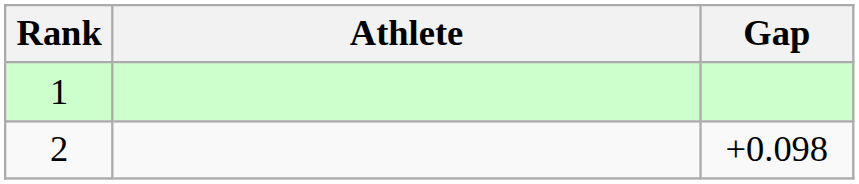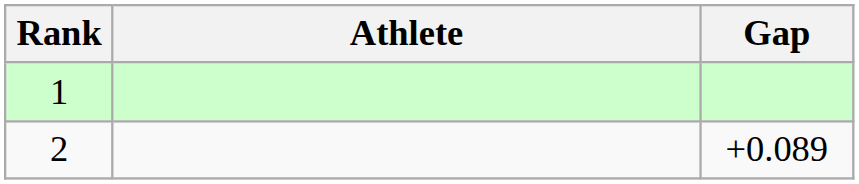(777, 149) +0.098 -> (777, 149) +0.089
